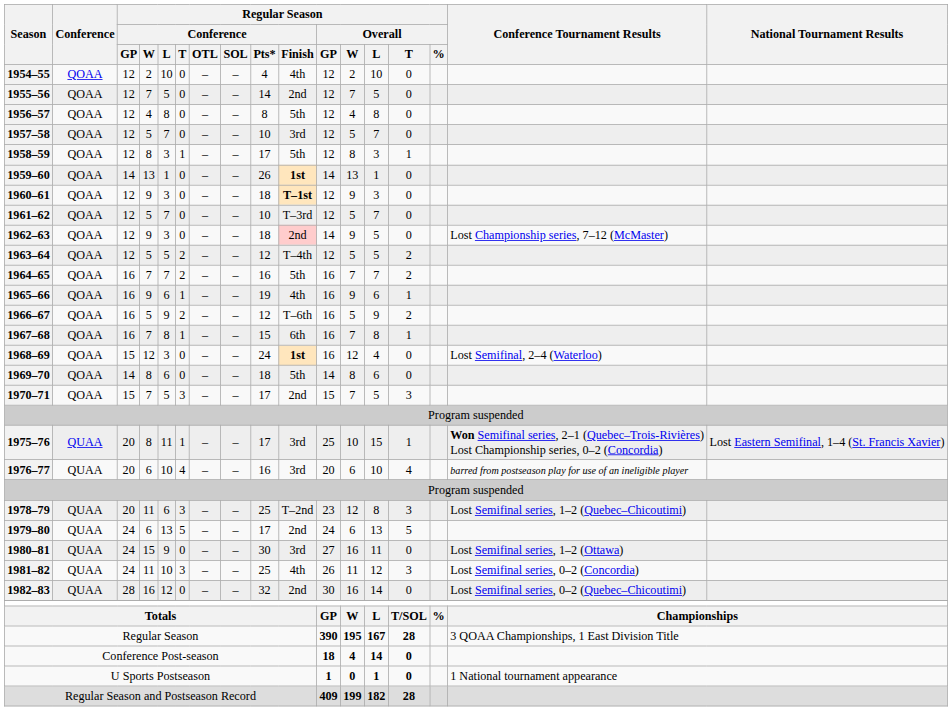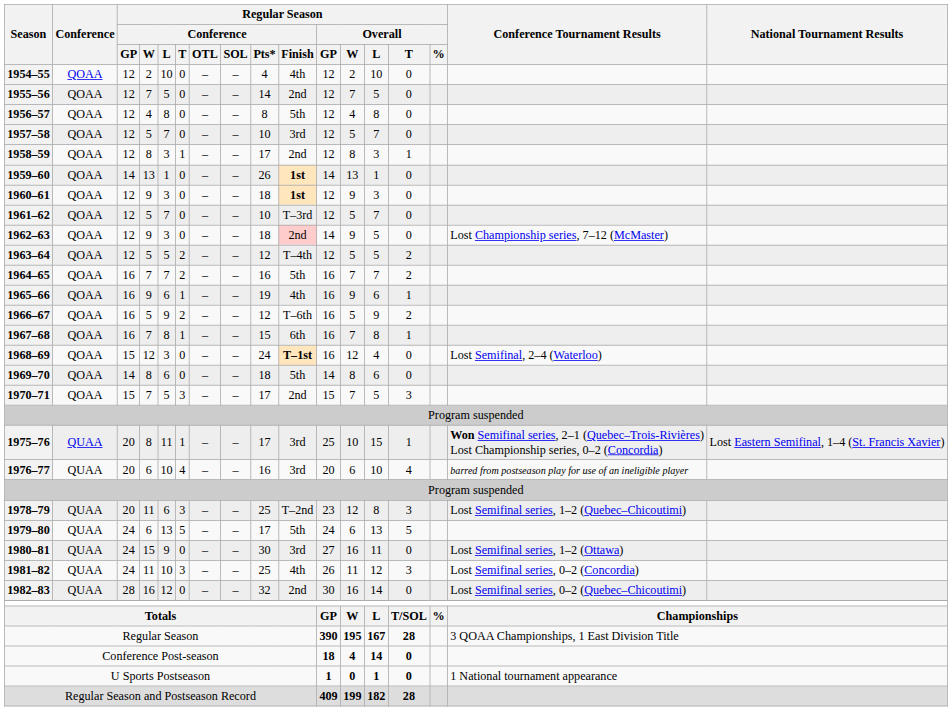(298, 155) 5th -> (298, 155) 2nd
(298, 195) T–1st -> (298, 195) 1st
(298, 355) 1st -> (298, 355) T–1st
(298, 530) 2nd -> (298, 530) 5th
